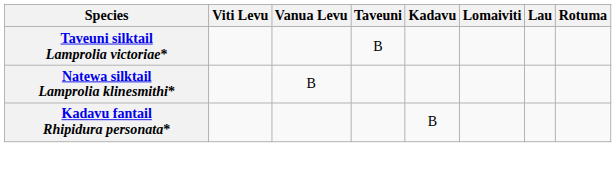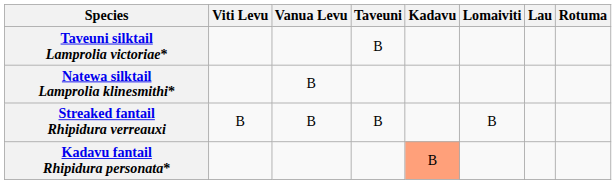+ row: (107, 122)
(432, 122) no background -> (432, 160) lightsalmon background
